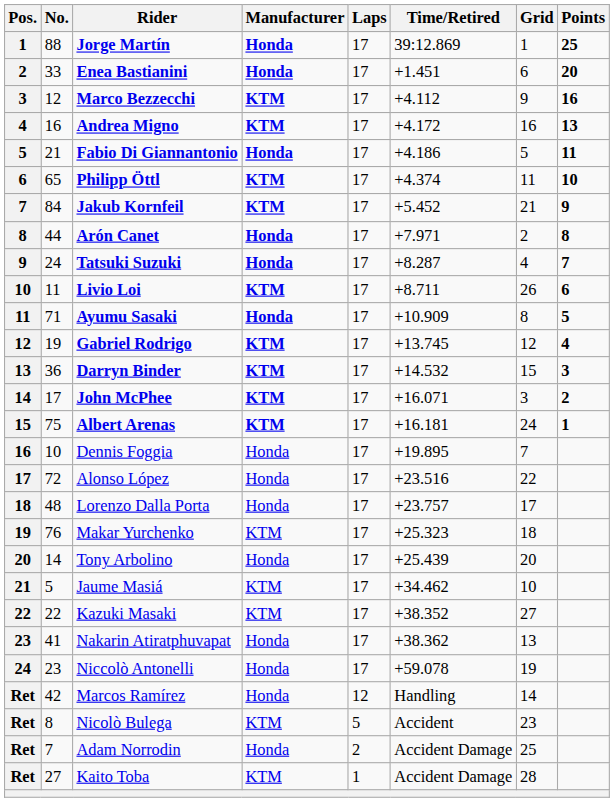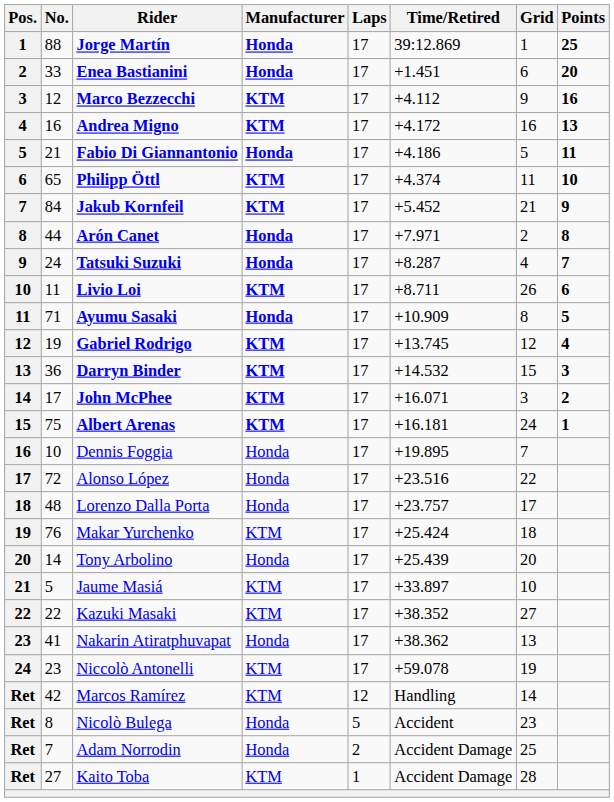(422, 532) +25.323 -> (422, 532) +25.424
(422, 586) +34.462 -> (422, 586) +33.897
(267, 667) Honda -> (264, 667) KTM
(267, 694) Honda -> (264, 694) KTM
(264, 721) KTM -> (267, 721) Honda
